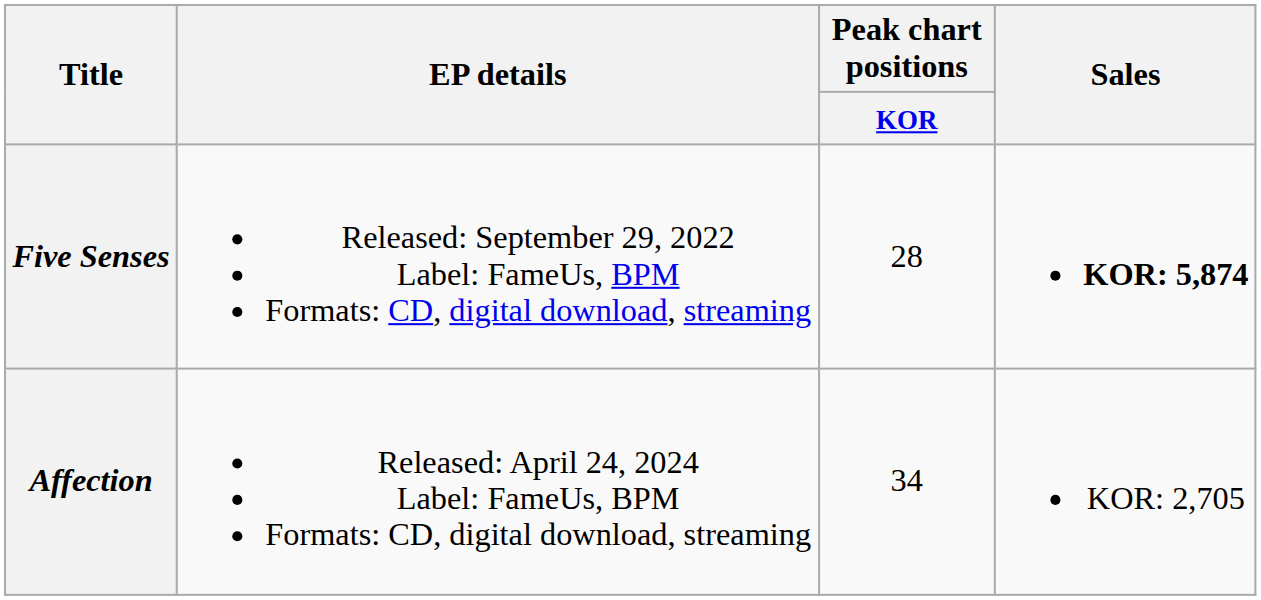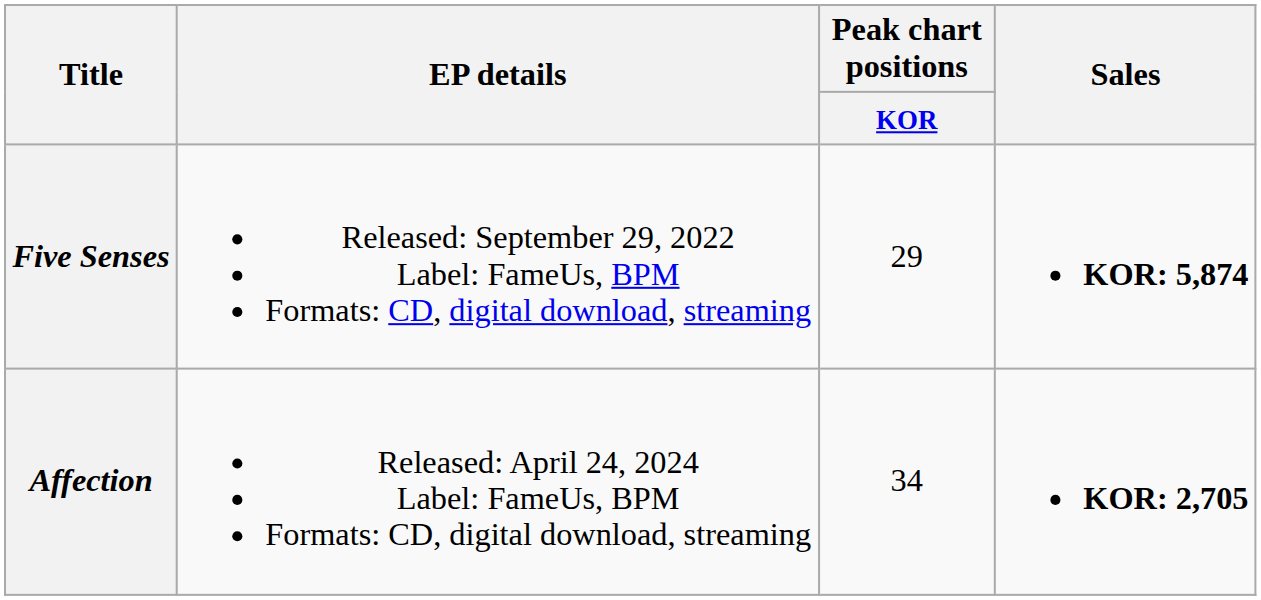(907, 255) 28 -> (907, 255) 29
(1125, 500) normal -> (1125, 500) bold
